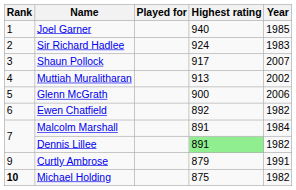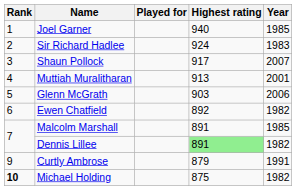(278, 78) 2002 -> (278, 78) 2001
(200, 95) 900 -> (200, 95) 903
(278, 128) 1984 -> (278, 128) 1985
